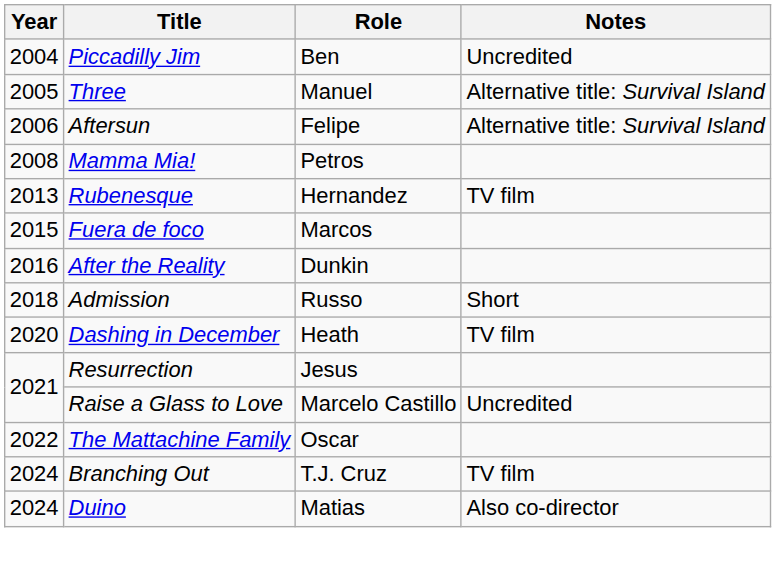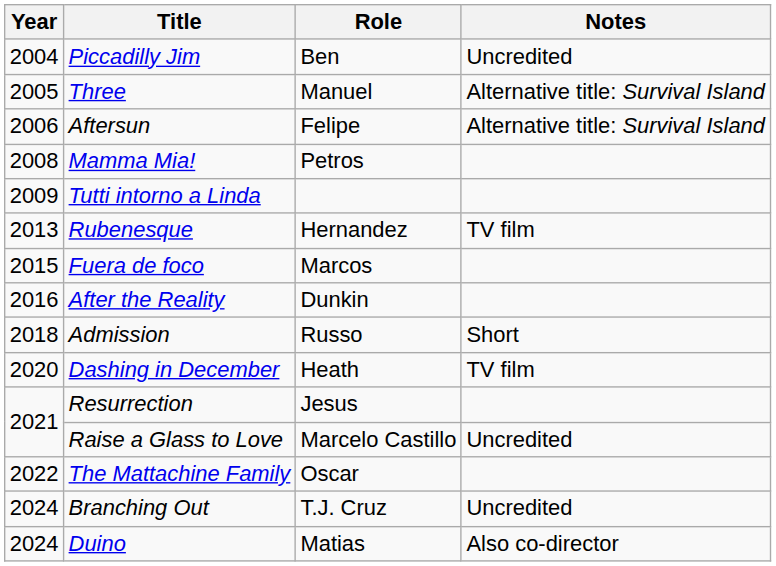+ row: (165, 195)
(501, 473) TV film -> (519, 508) Uncredited
